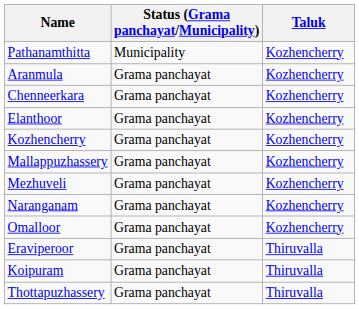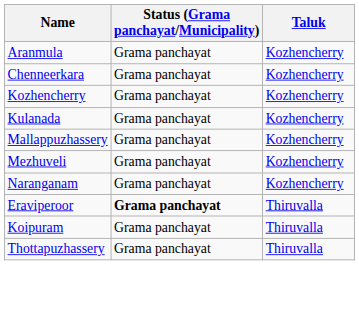- row: (49, 52)
- row: (35, 118)
+ row: (34, 118)
- row: (34, 227)
(162, 249) normal -> (167, 205) bold
